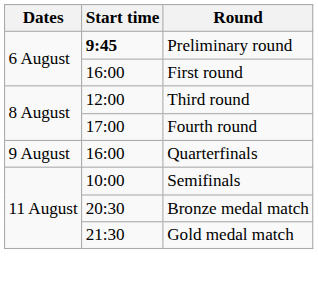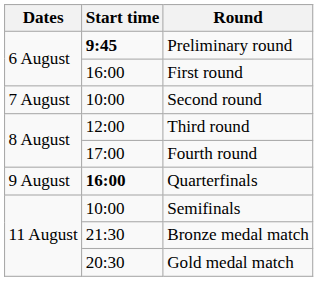+ row: (215, 99)
(105, 153) normal -> (106, 180) bold
(105, 208) 20:30 -> (105, 235) 21:30
(105, 235) 21:30 -> (105, 262) 20:30
